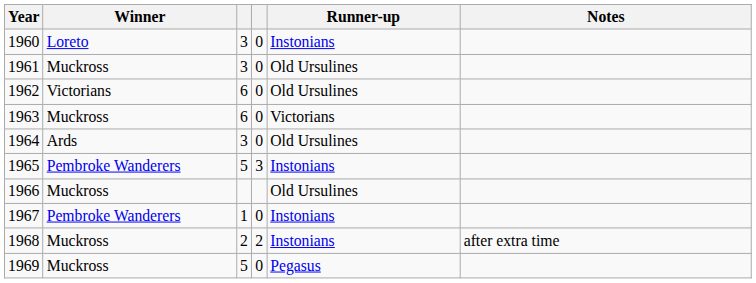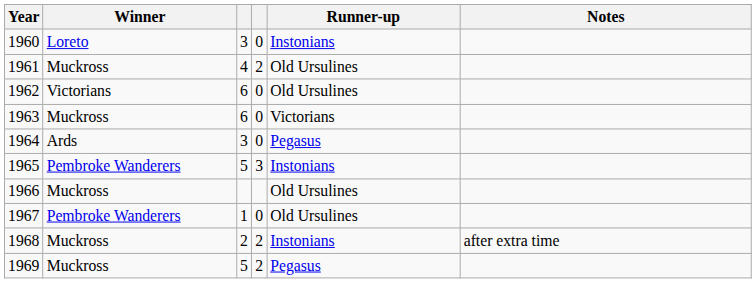(244, 66) 3 -> (244, 66) 4
(259, 66) 0 -> (259, 66) 2
(314, 141) Old Ursulines -> (296, 141) Pegasus
(302, 215) Instonians -> (314, 215) Old Ursulines
(259, 265) 0 -> (259, 265) 2
